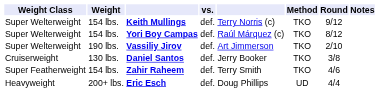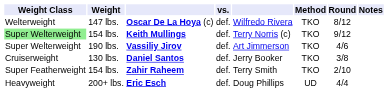+ row: (170, 22)
(43, 22) no background -> (43, 34) lightgreen background
- row: (162, 34)
(334, 46) 2/10 -> (342, 46) 4/6
(334, 71) 4/6 -> (342, 71) 2/10
